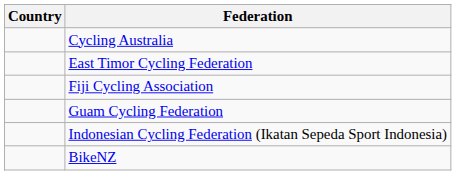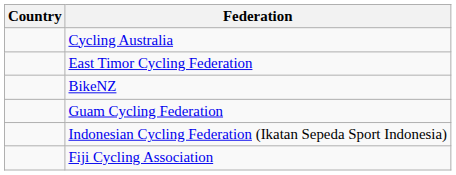rows swapped: (141, 87) <-> (92, 157)
